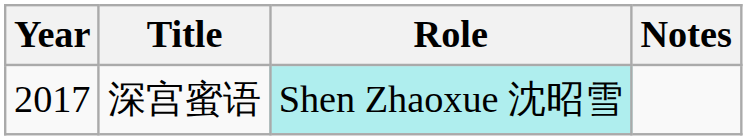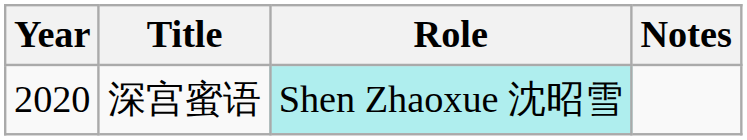(52, 99) 2017 -> (52, 99) 2020
